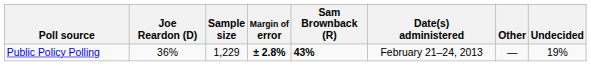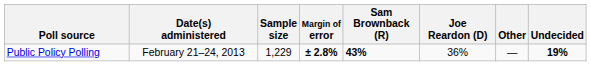columns swapped: (432, 30) <-> (168, 30)
(557, 52) normal -> (557, 52) bold
